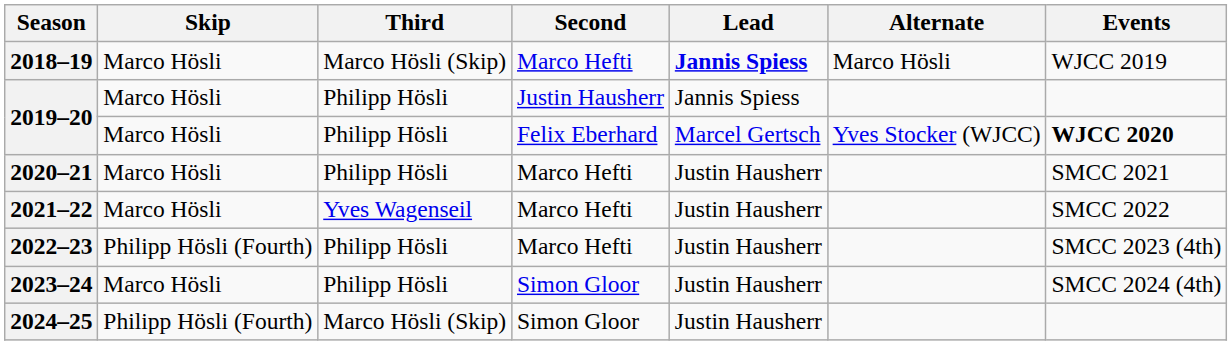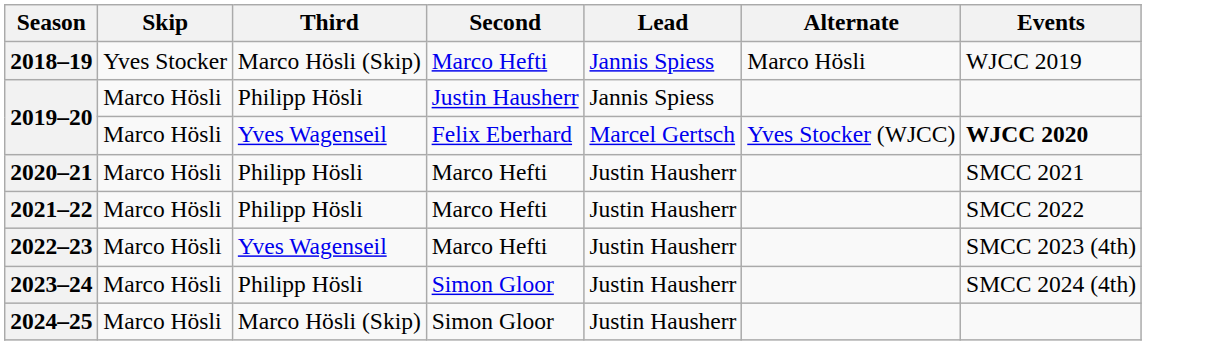(162, 60) Marco Hösli -> (165, 60) Yves Stocker
(741, 60) bold -> (652, 60) normal
(386, 135) Philipp Hösli -> (312, 135) Yves Wagenseil
(398, 209) Yves Wagenseil -> (300, 209) Philipp Hösli
(208, 246) Philipp Hösli (Fourth) -> (162, 246) Marco Hösli
(386, 246) Philipp Hösli -> (312, 246) Yves Wagenseil
(208, 321) Philipp Hösli (Fourth) -> (162, 321) Marco Hösli
